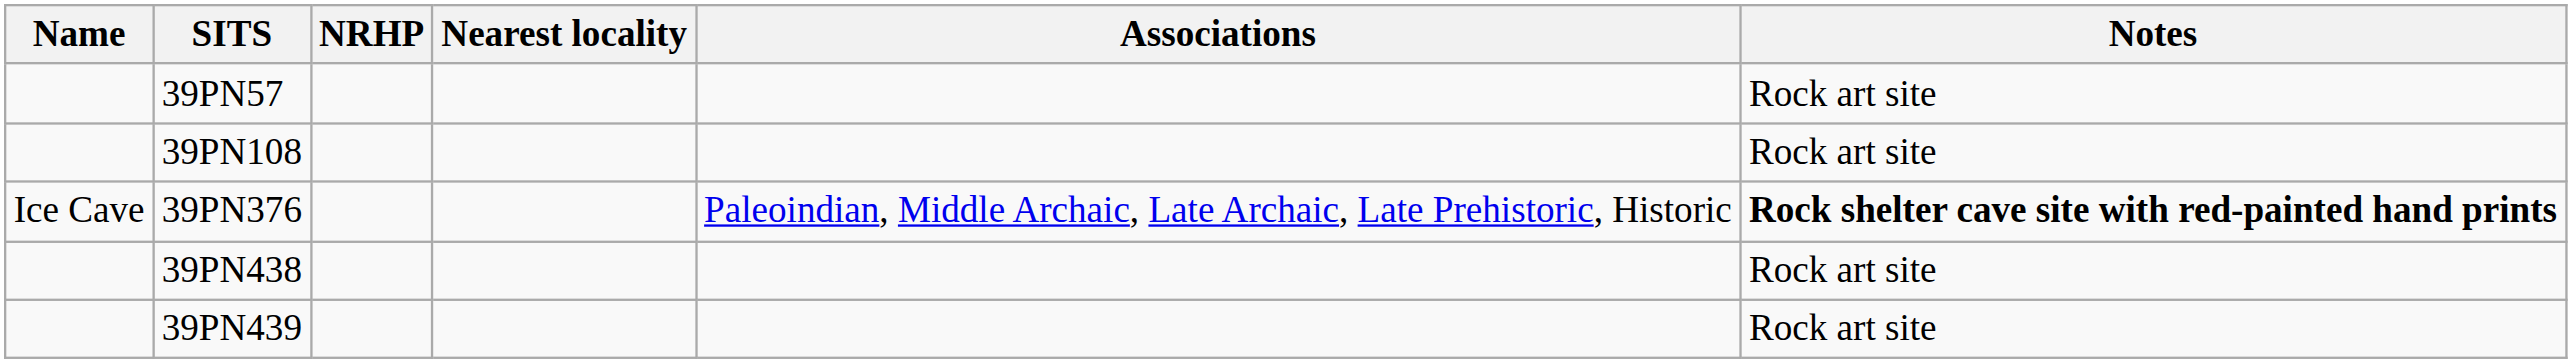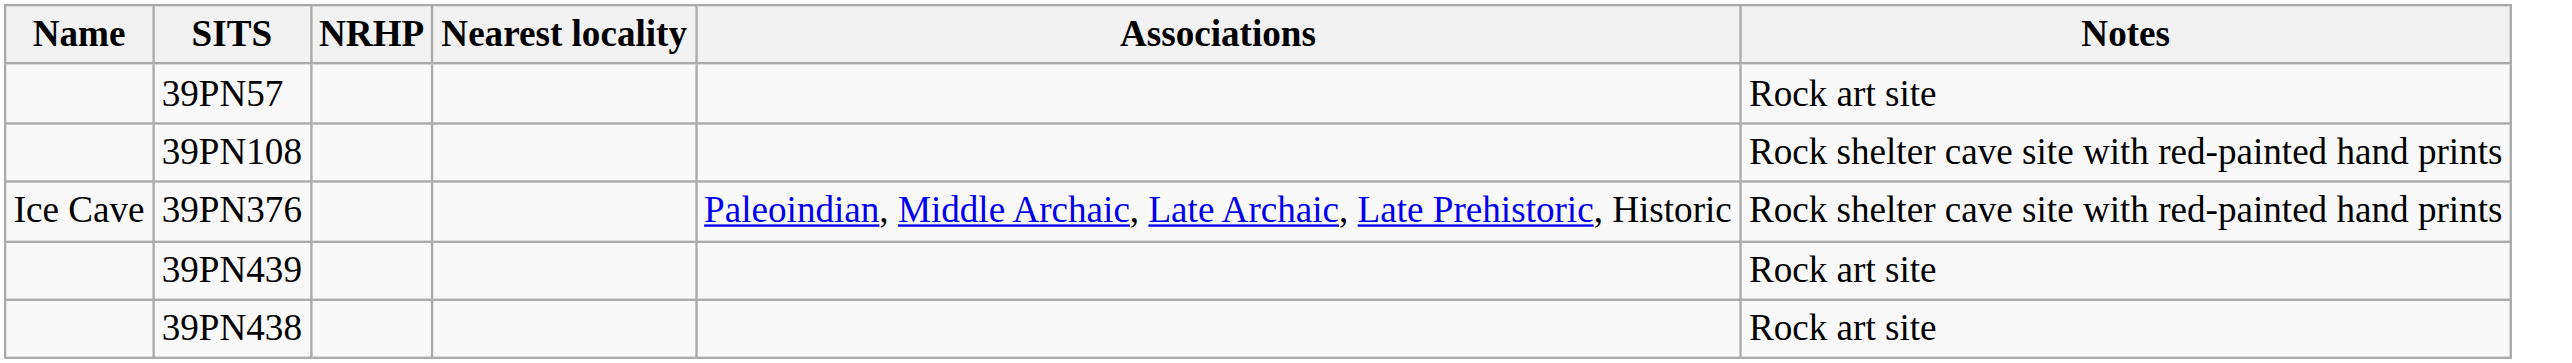(1843, 151) Rock art site -> (2126, 151) Rock shelter cave site with red-painted hand prints
(2153, 210) bold -> (2126, 210) normal
rows swapped: (232, 269) <-> (232, 328)
